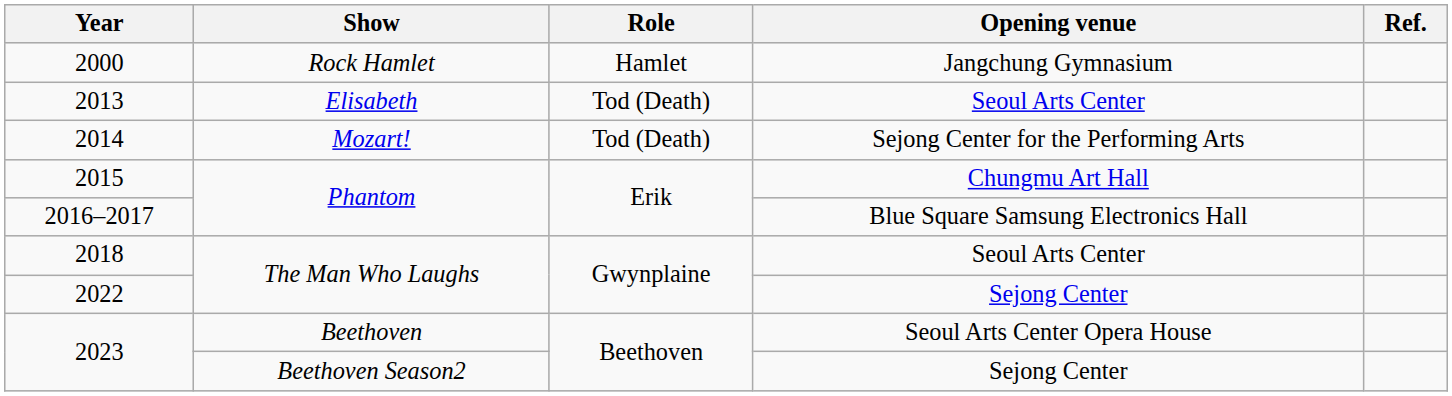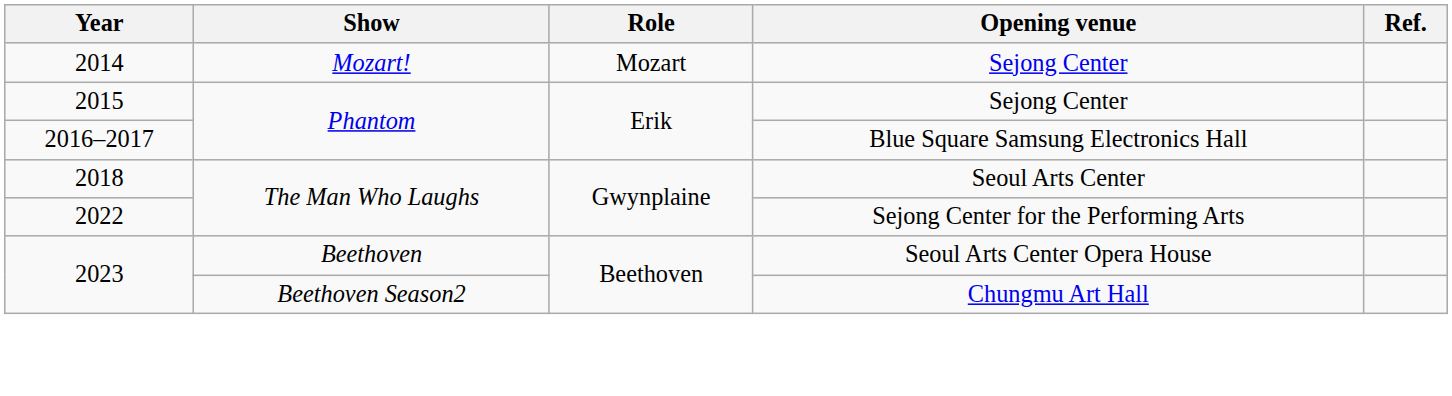- row: (99, 62)
- row: (99, 100)
(651, 139) Tod (Death) -> (651, 62) Mozart
(1058, 139) Sejong Center for the Performing Arts -> (1058, 62) Sejong Center
(1058, 178) Chungmu Art Hall -> (1058, 100) Sejong Center
(1058, 293) Sejong Center -> (1058, 216) Sejong Center for the Performing Arts
(1058, 370) Sejong Center -> (1058, 293) Chungmu Art Hall
